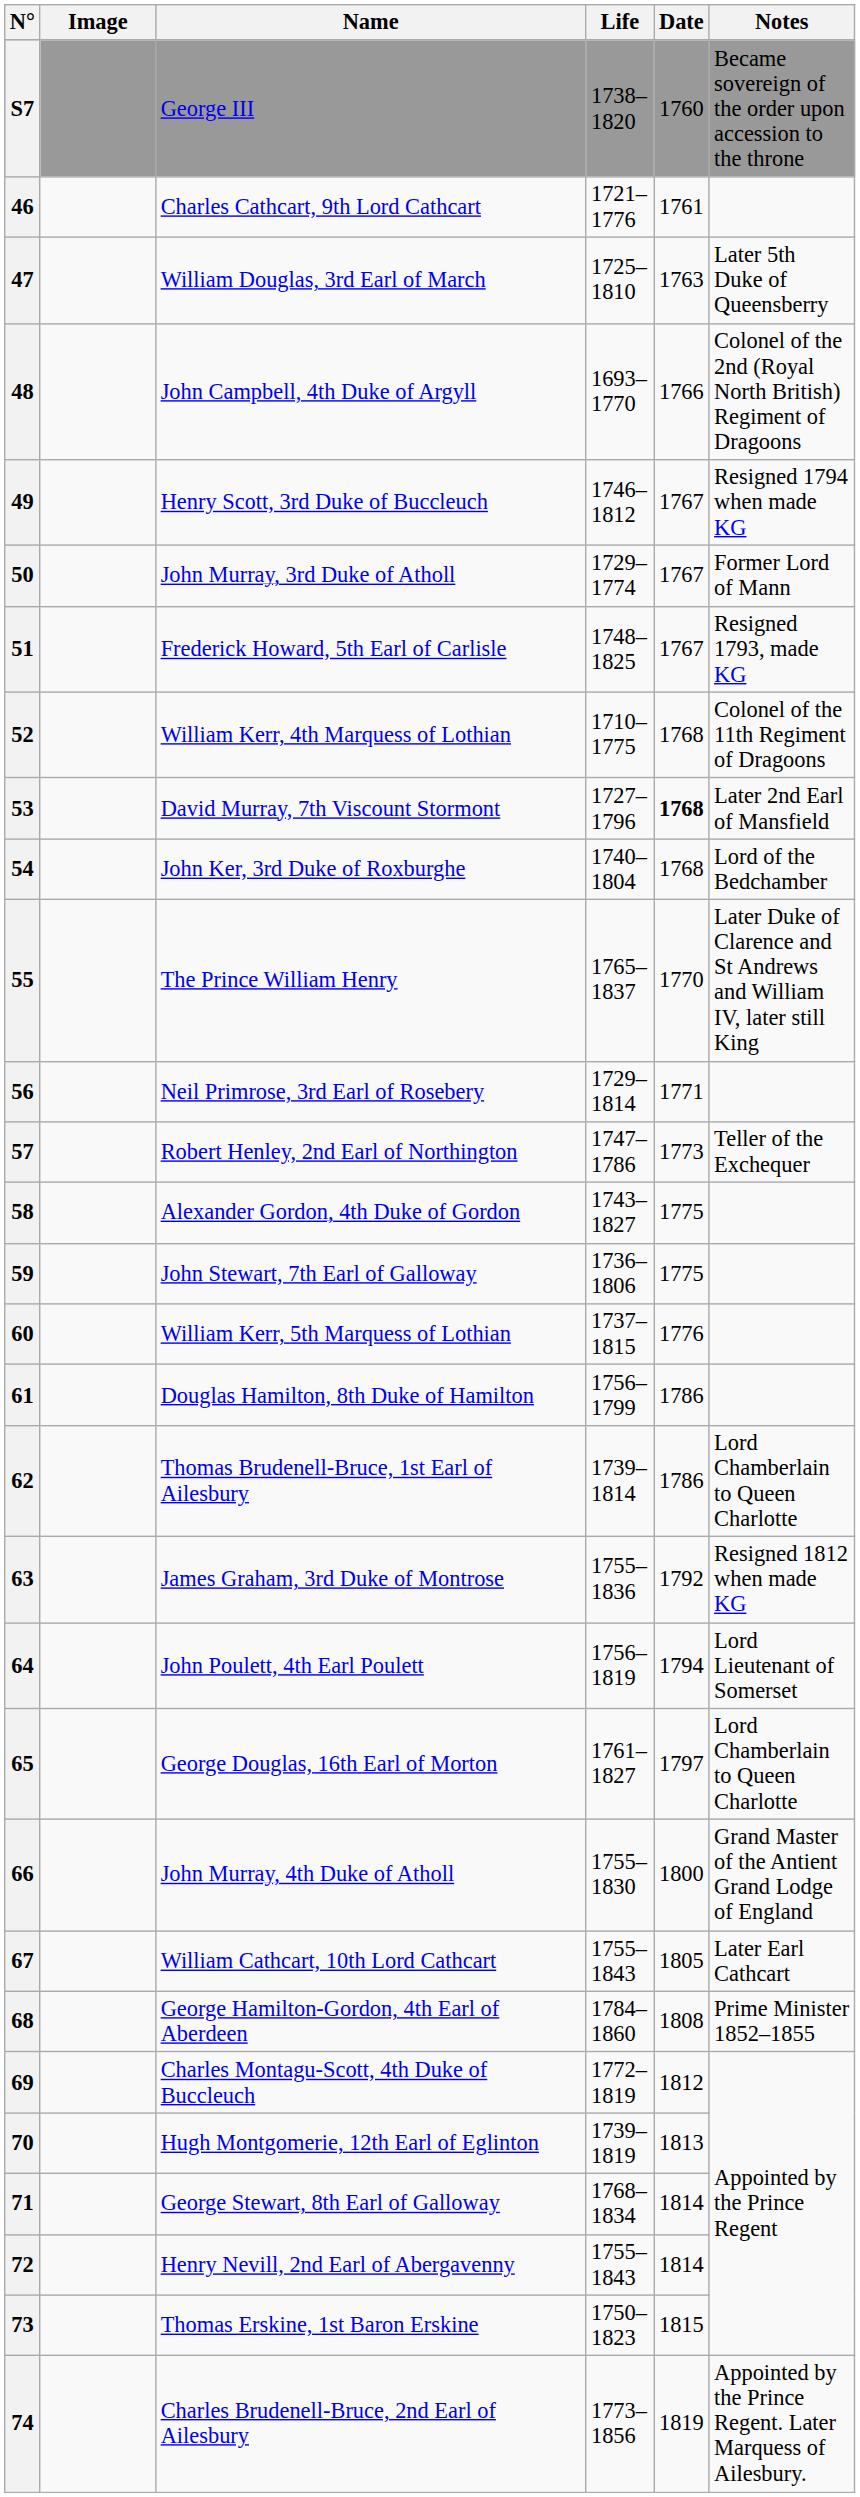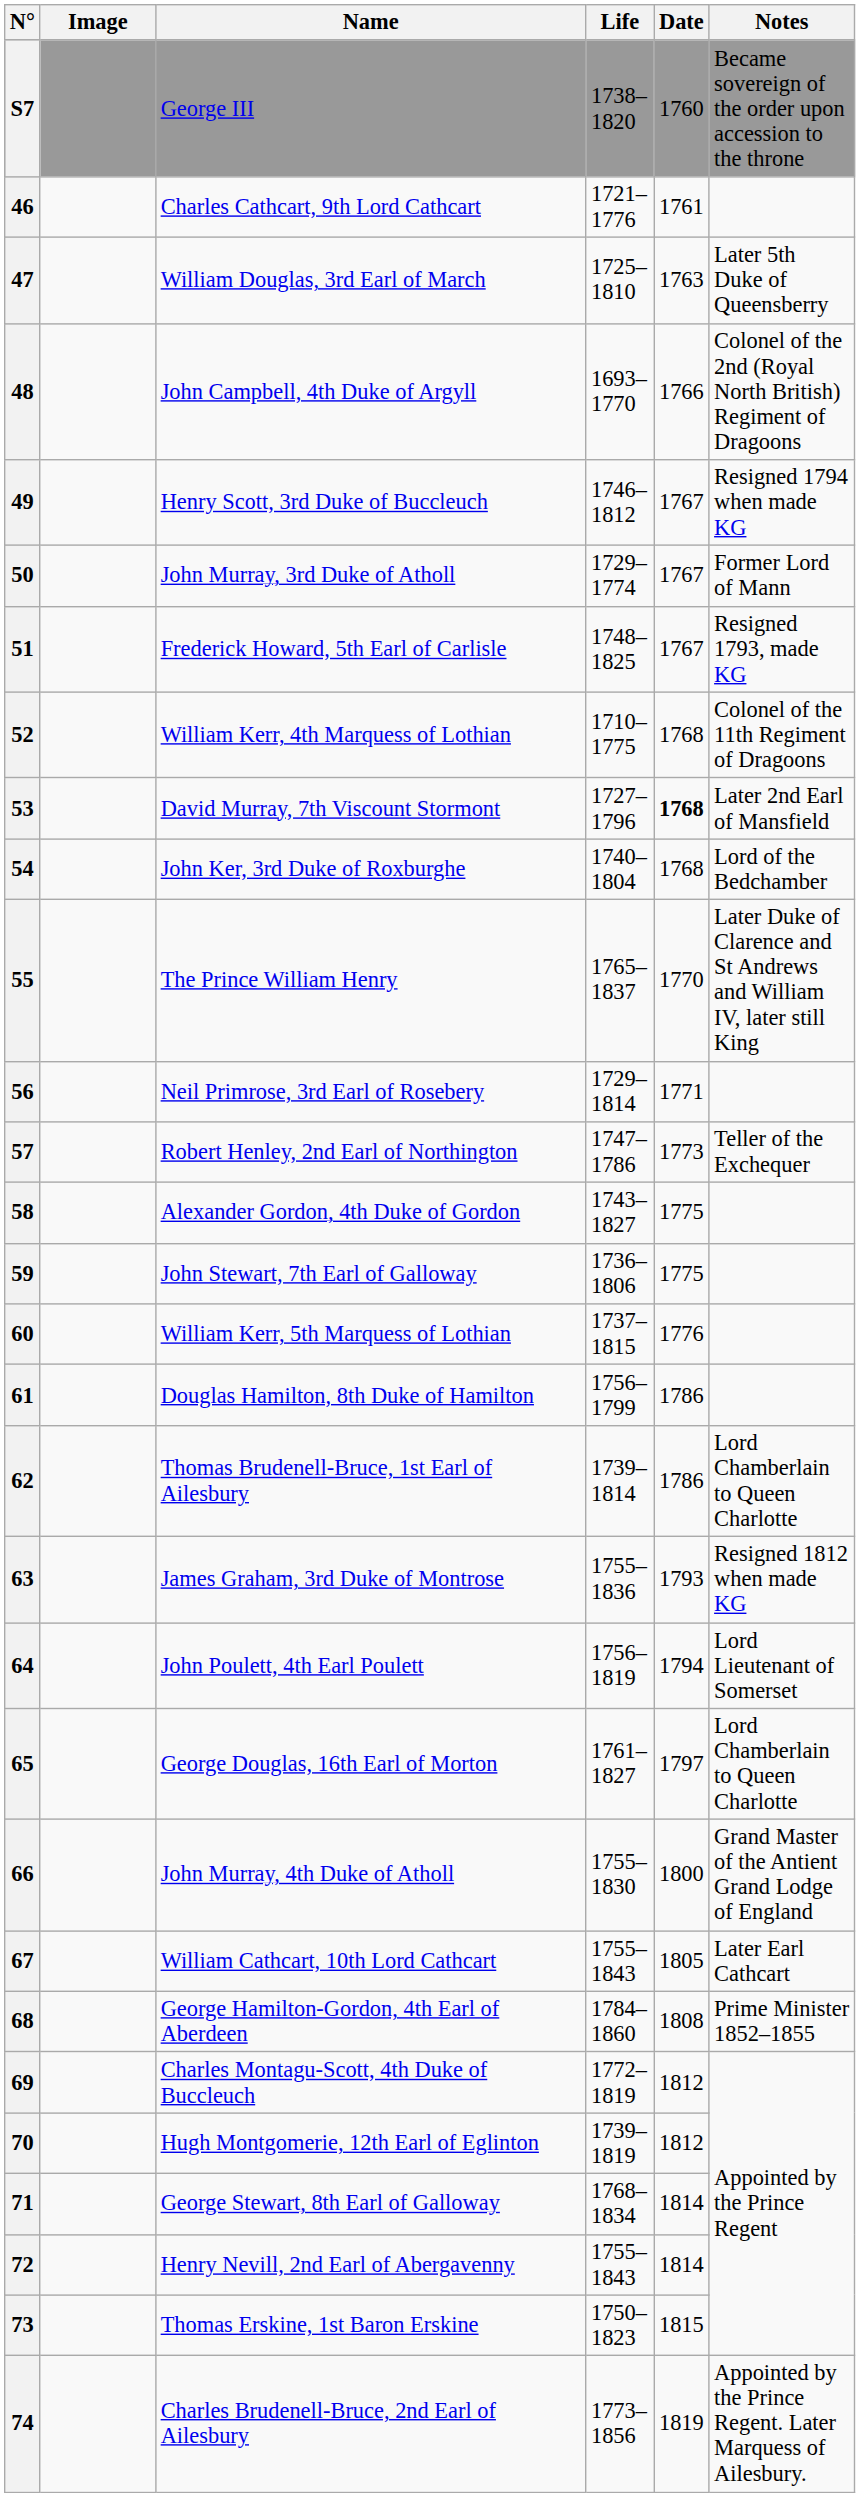(681, 1579) 1792 -> (681, 1579) 1793
(681, 2142) 1813 -> (681, 2142) 1812
